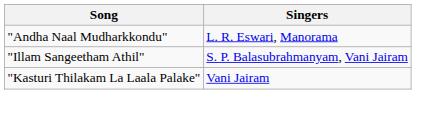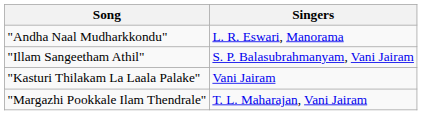+ row: (107, 99)
